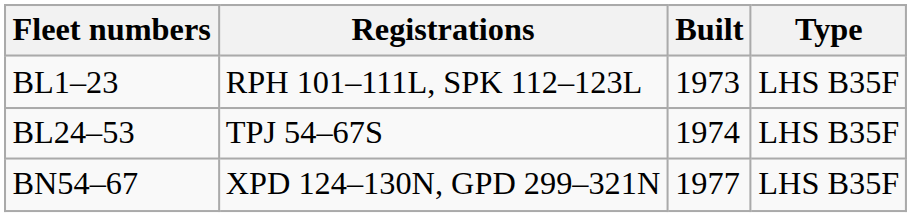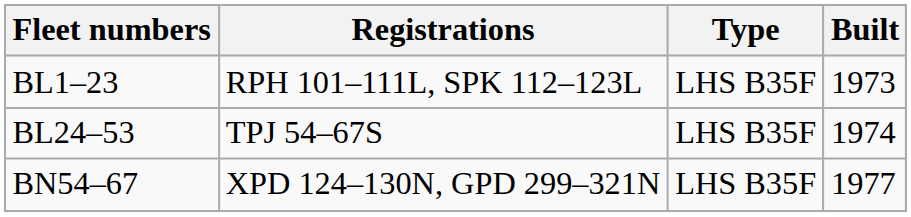columns swapped: (829, 30) <-> (709, 30)
